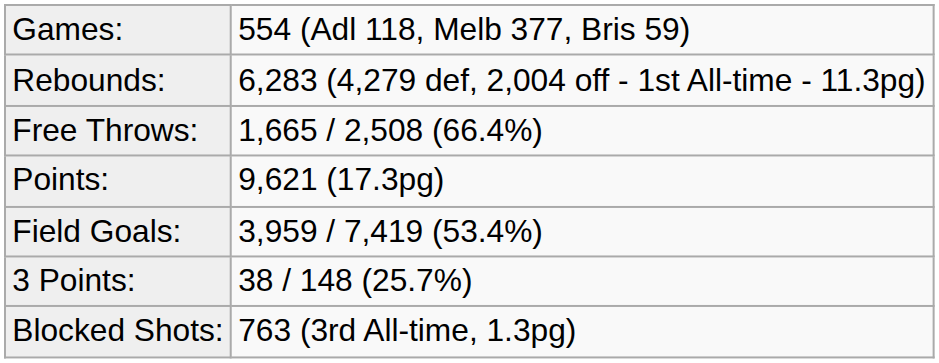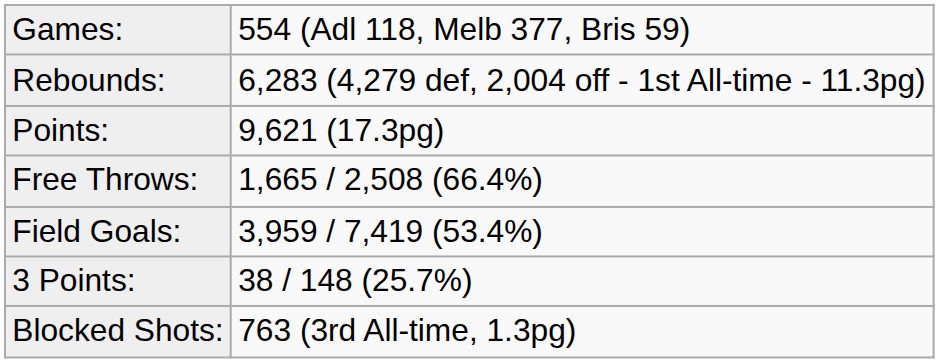rows swapped: (61, 180) <-> (105, 130)
